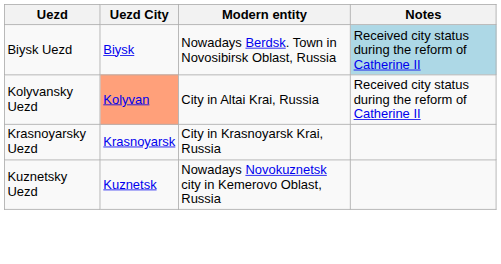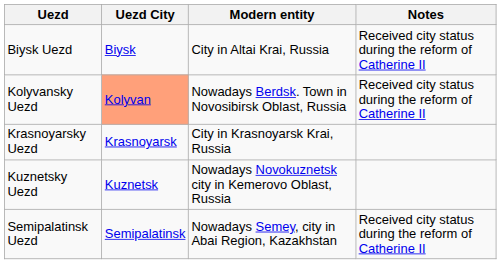(259, 49) Nowadays Berdsk. Town in Novosibirsk Oblast, Russia -> (260, 49) City in Altai Krai, Russia
(411, 49) lightblue background -> (416, 49) no background
(250, 99) City in Altai Krai, Russia -> (269, 99) Nowadays Berdsk. Town in Novosibirsk Oblast, Russia
+ row: (48, 234)
